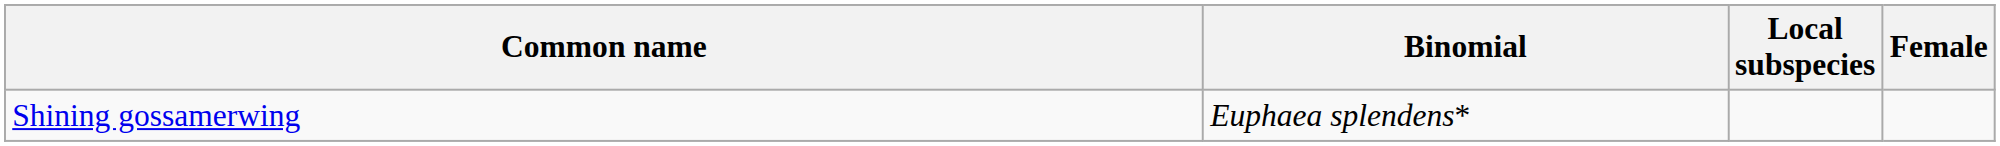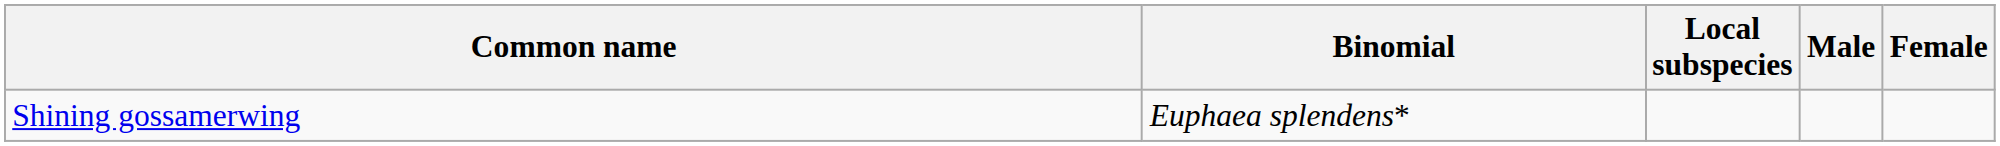+ column: (1841, 47)
